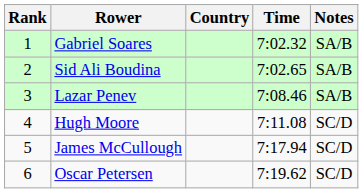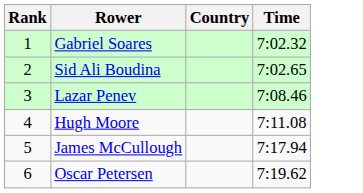- column: (334, 17)
